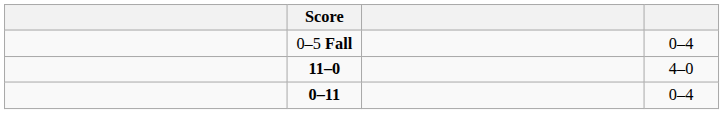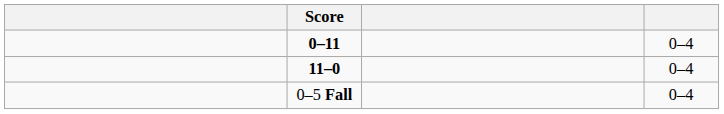rows swapped: (324, 95) <-> (324, 43)
(681, 69) 4–0 -> (681, 69) 0–4
